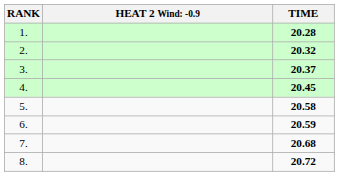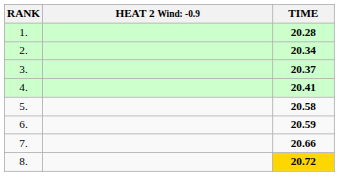(303, 51) 20.32 -> (303, 51) 20.34
(303, 88) 20.45 -> (303, 88) 20.41
(303, 143) 20.68 -> (303, 143) 20.66
(303, 162) no background -> (303, 162) gold background
